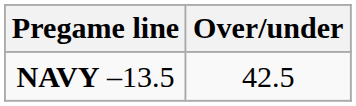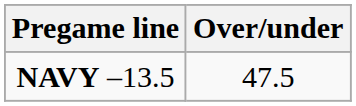(268, 76) 42.5 -> (268, 76) 47.5
